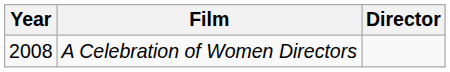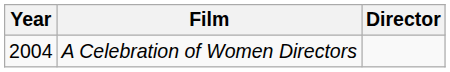(31, 50) 2008 -> (31, 50) 2004
